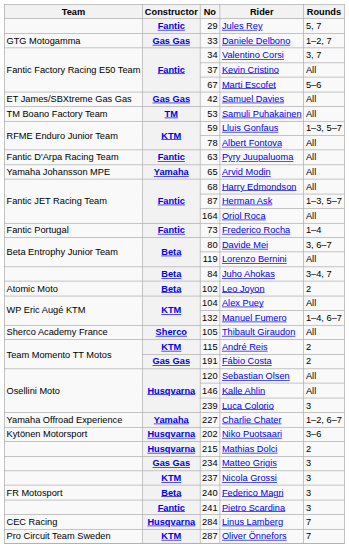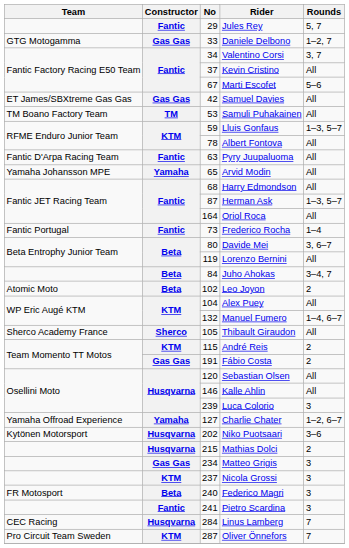(210, 419) 227 -> (210, 419) 127
